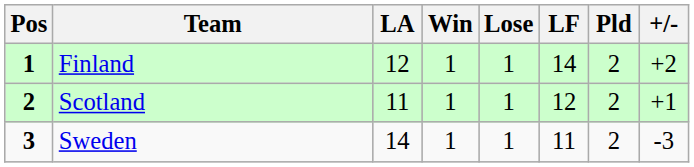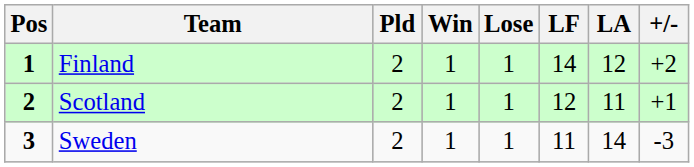columns swapped: (614, 24) <-> (397, 24)
